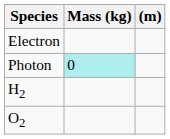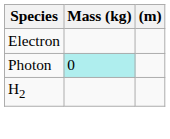- row: (17, 120)
